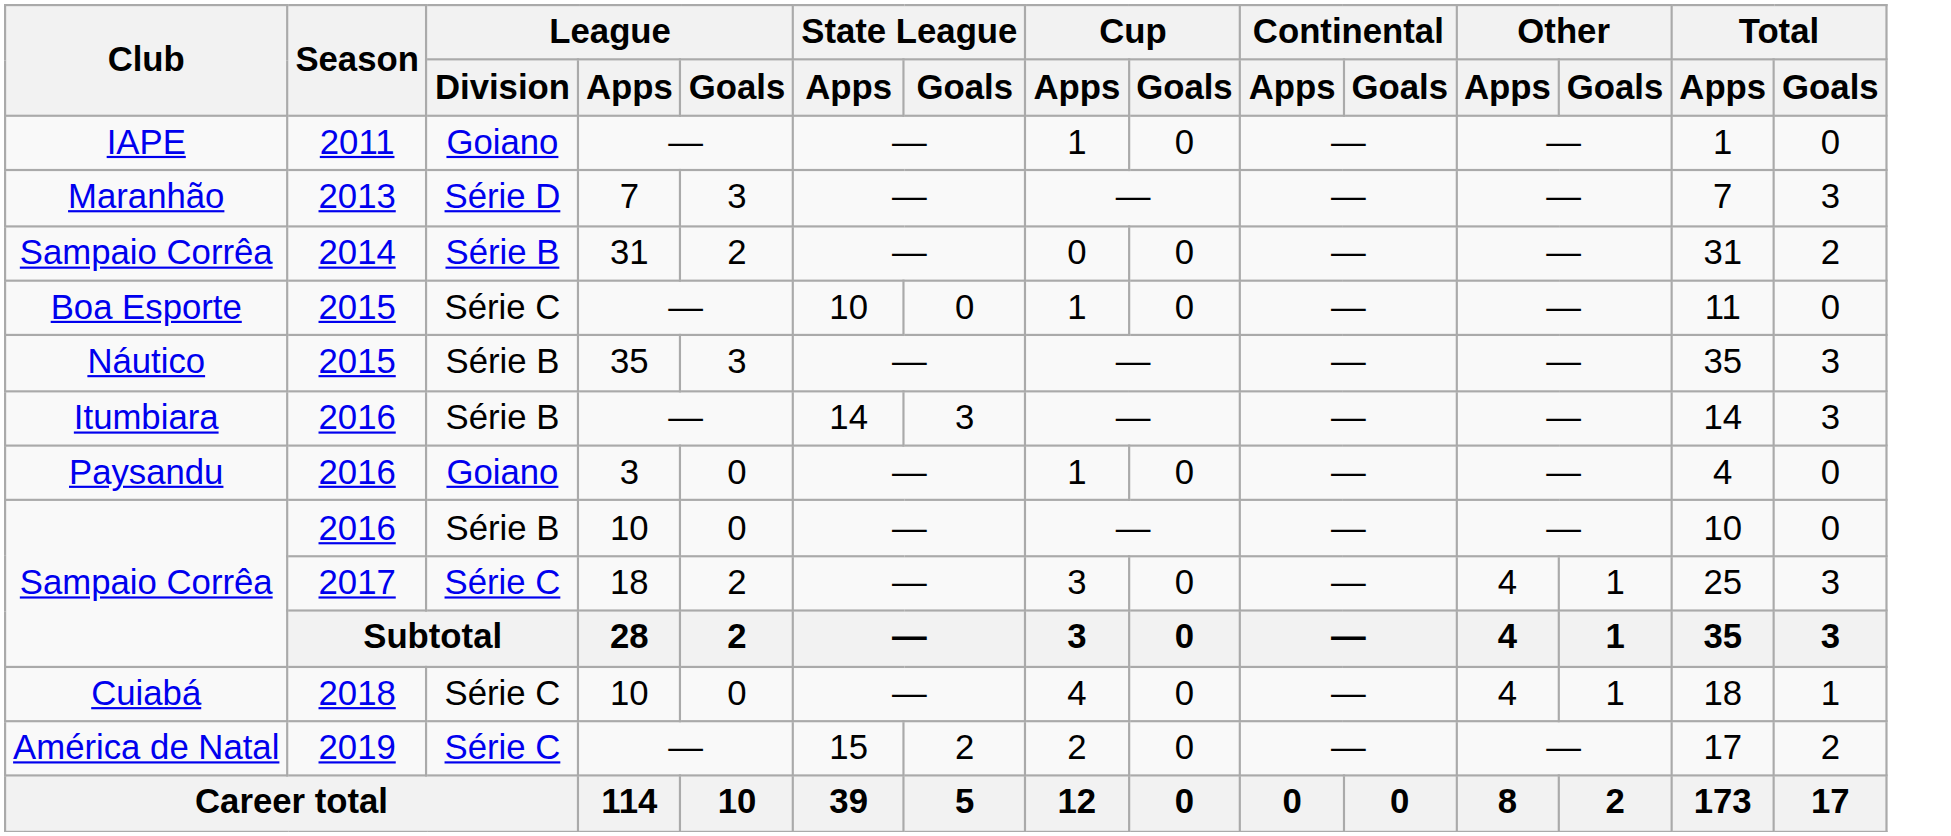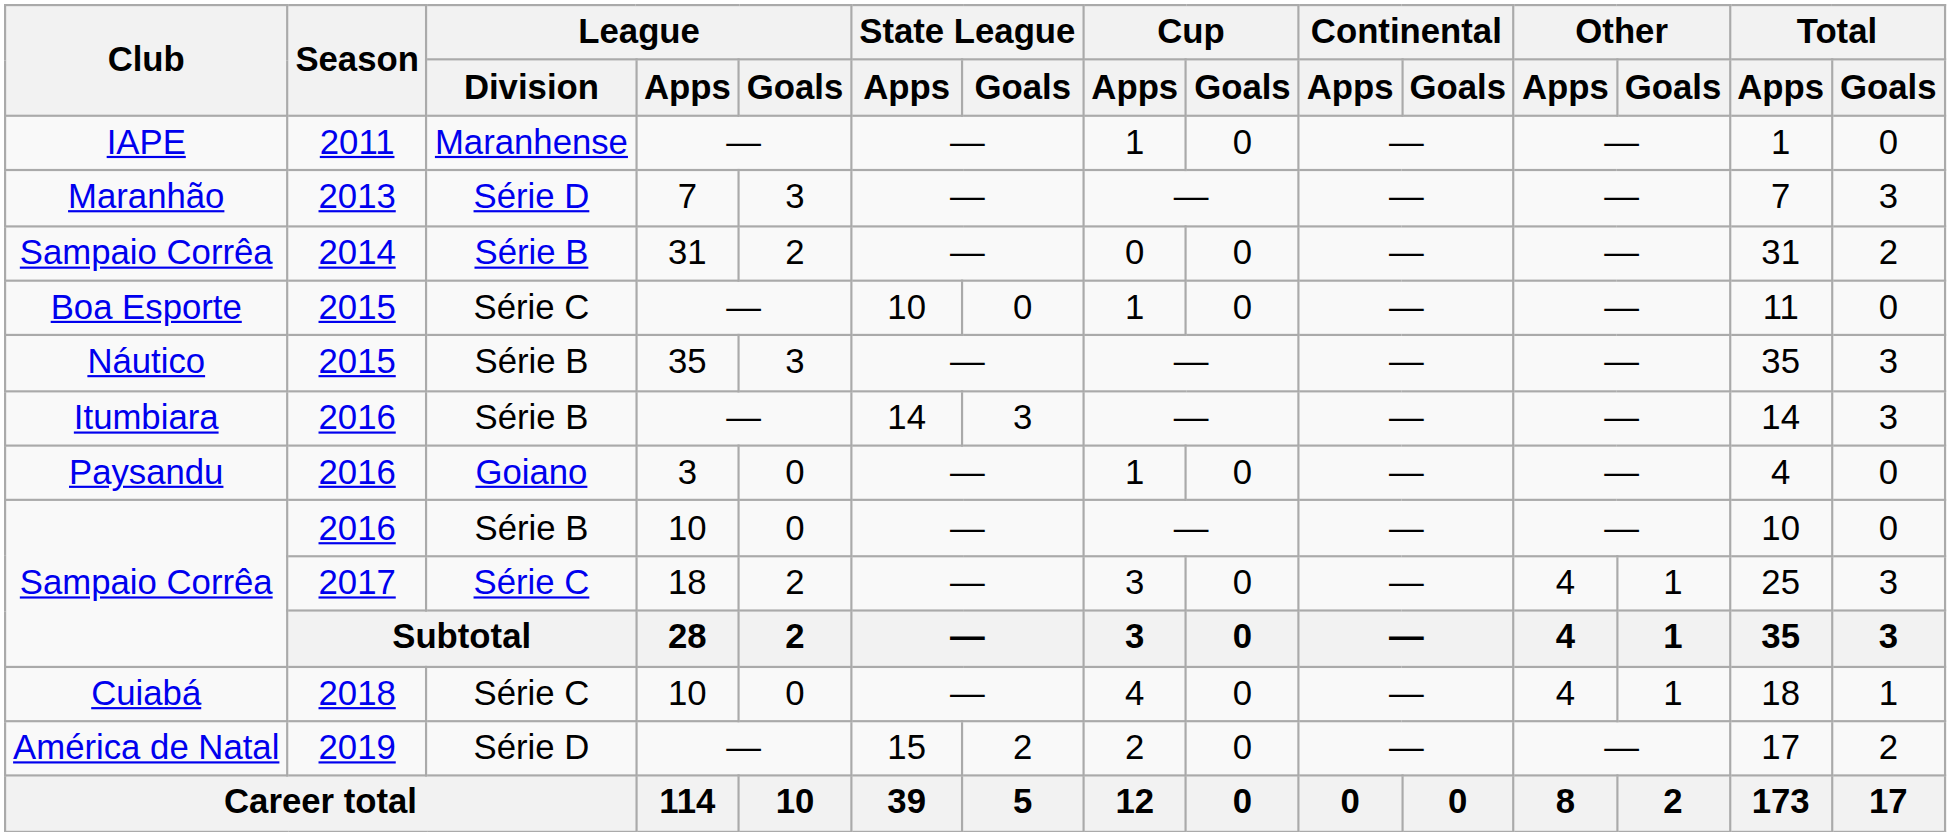(502, 142) Goiano -> (531, 142) Maranhense
(502, 747) Série C -> (531, 747) Série D
